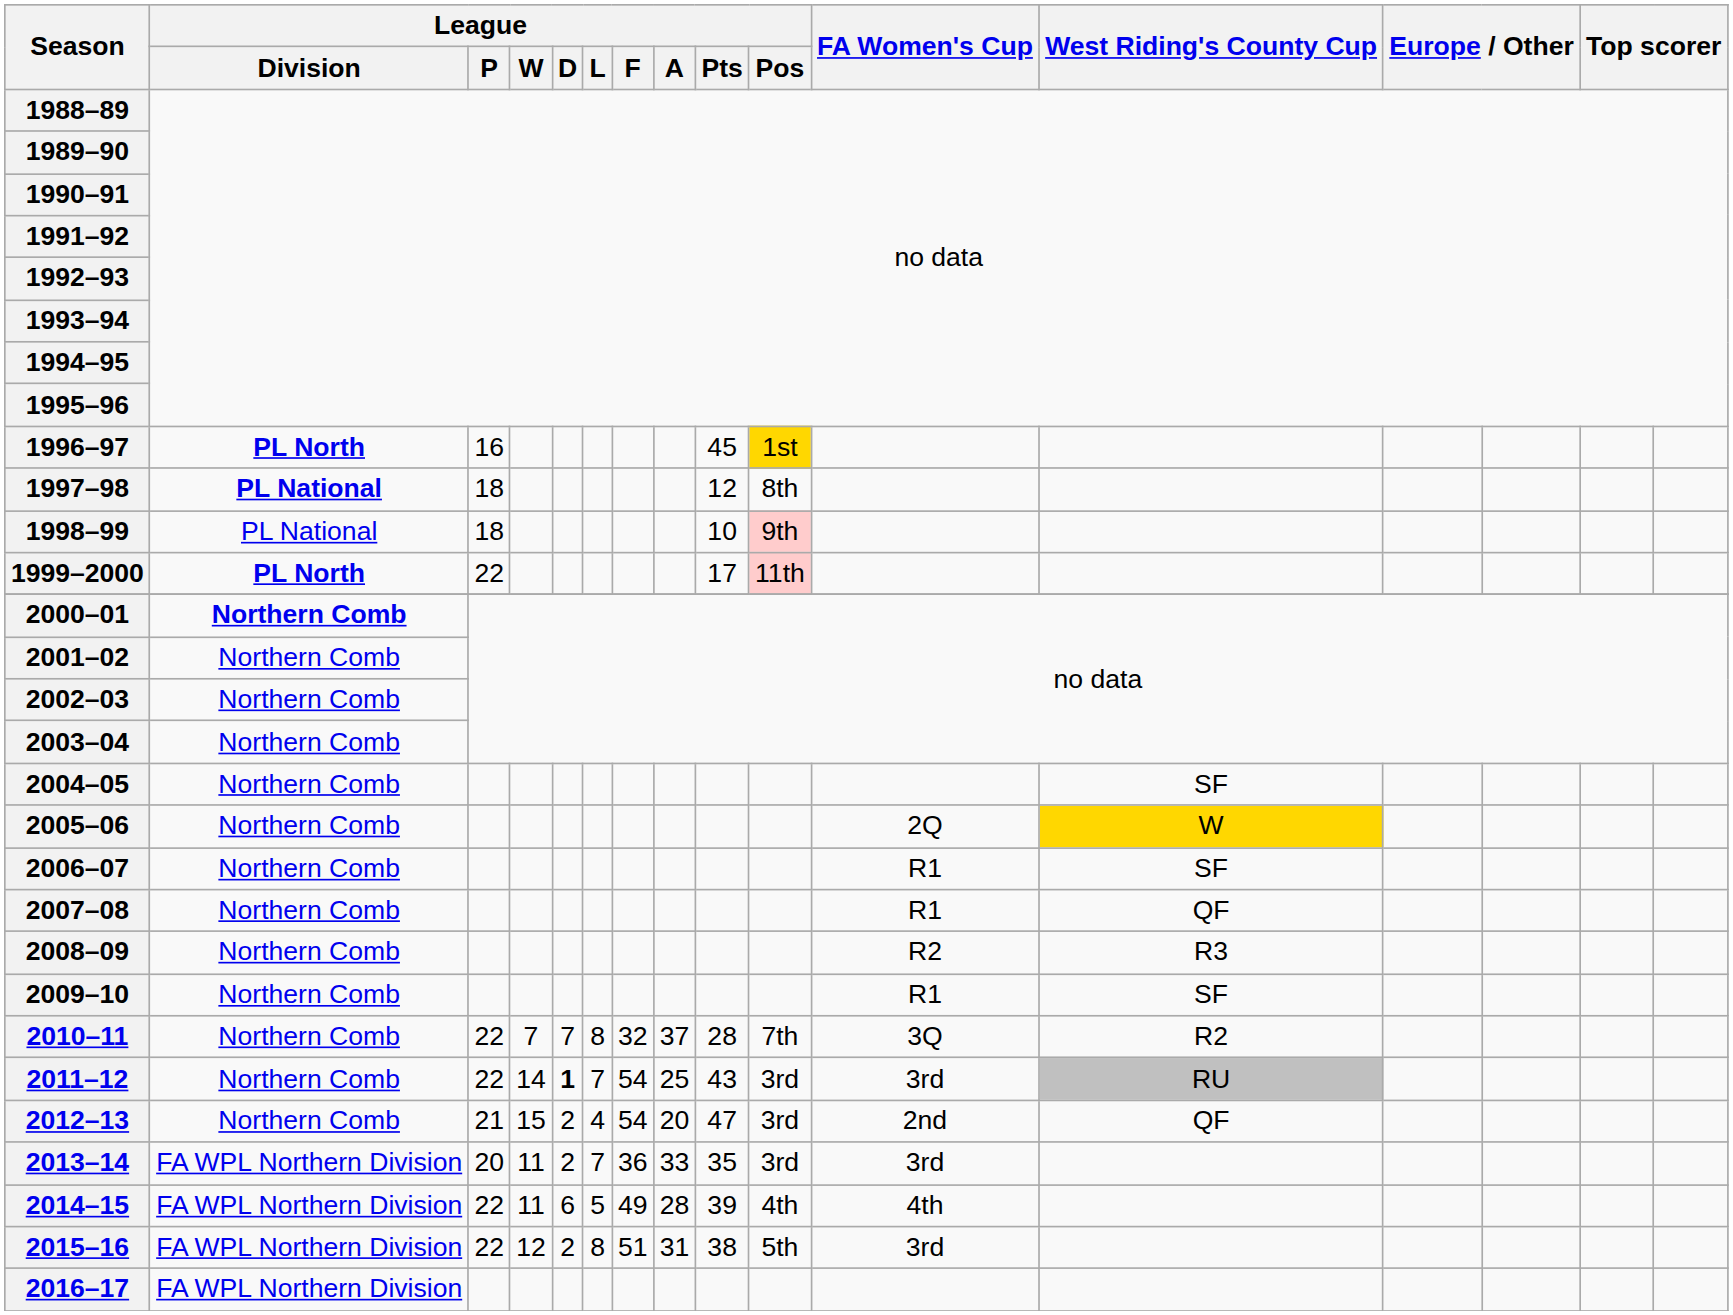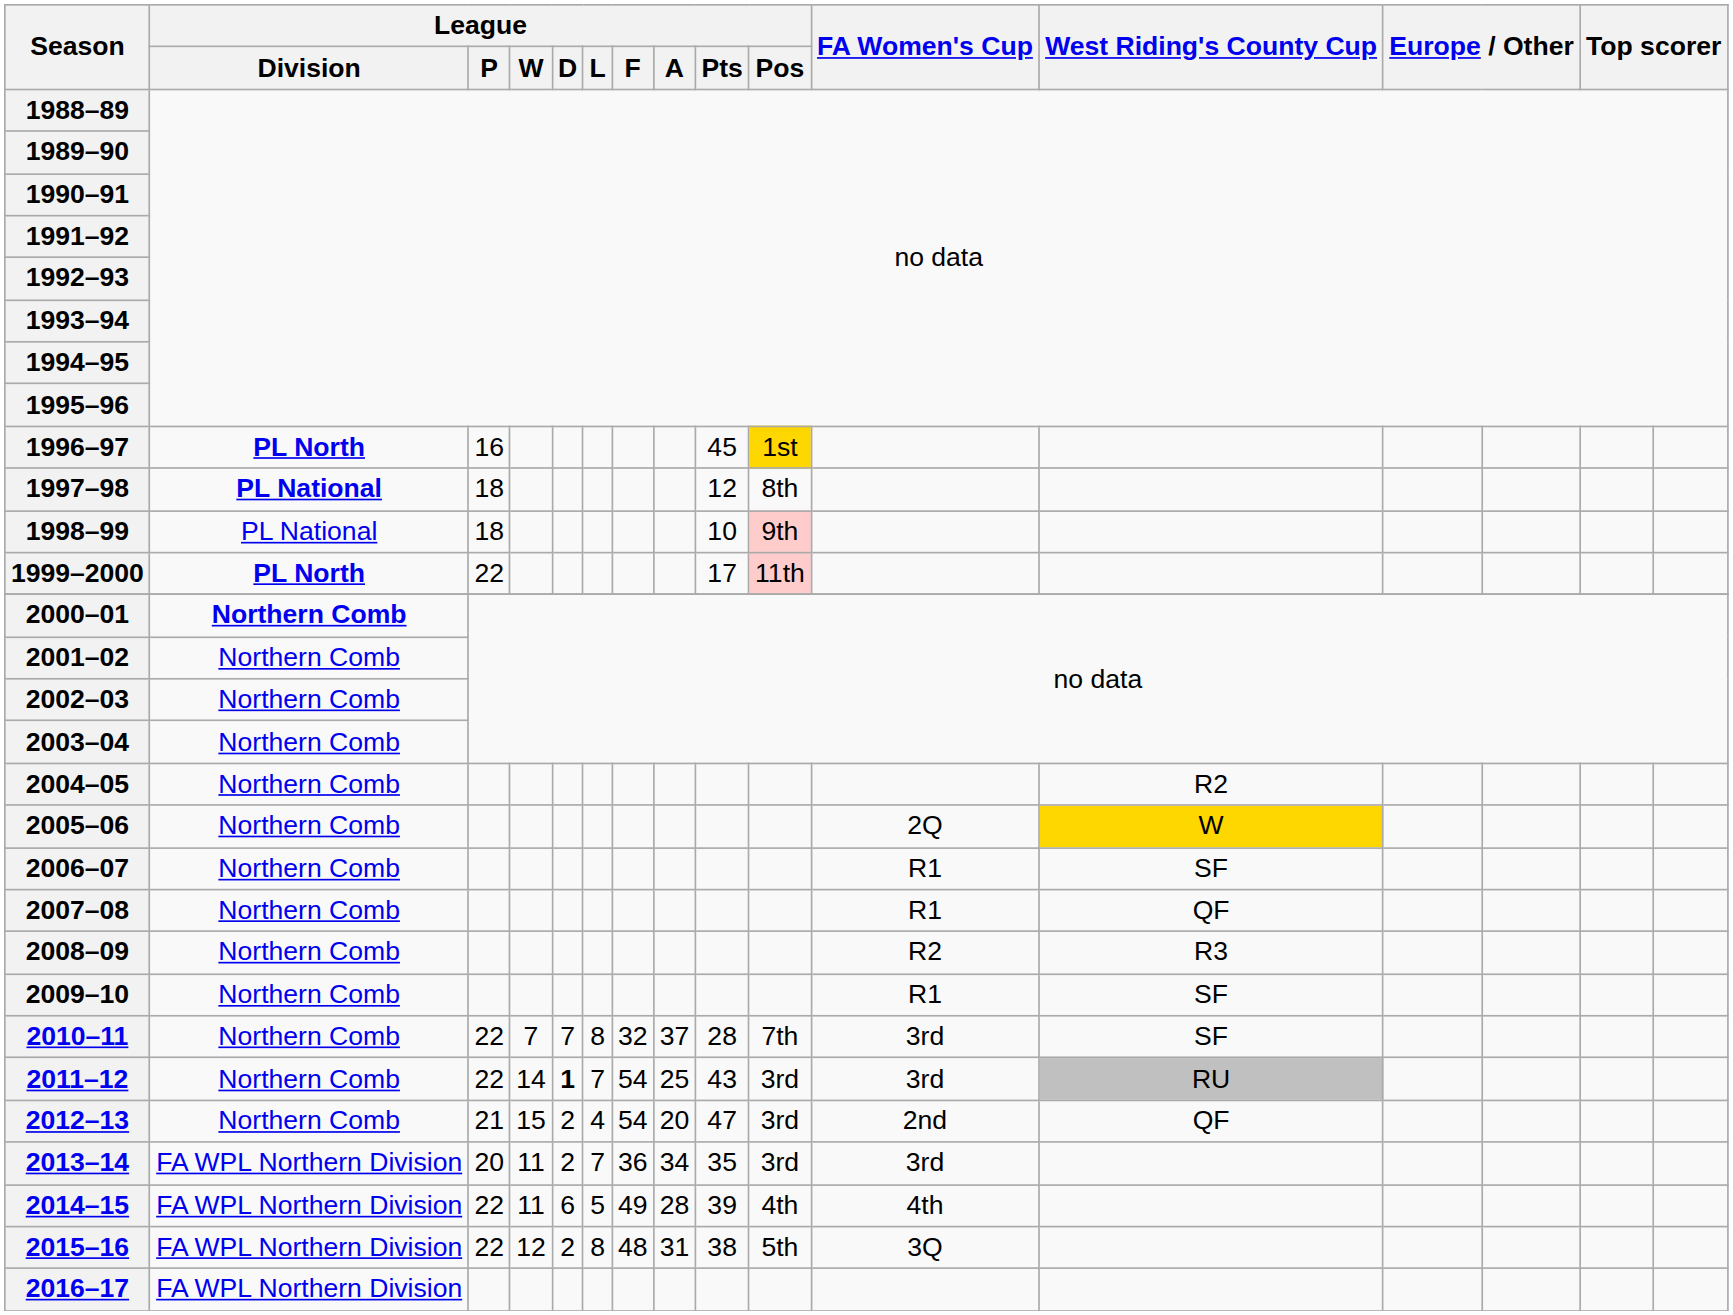(1211, 783) SF -> (1211, 783) R2
(925, 1036) 3Q -> (925, 1036) 3rd
(1211, 1036) R2 -> (1211, 1036) SF
(674, 1162) 33 -> (674, 1162) 34
(633, 1247) 51 -> (633, 1247) 48
(925, 1247) 3rd -> (925, 1247) 3Q
